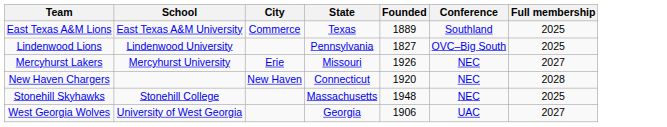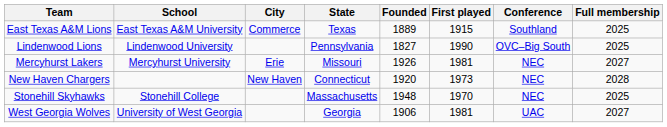+ column: (461, 12)
